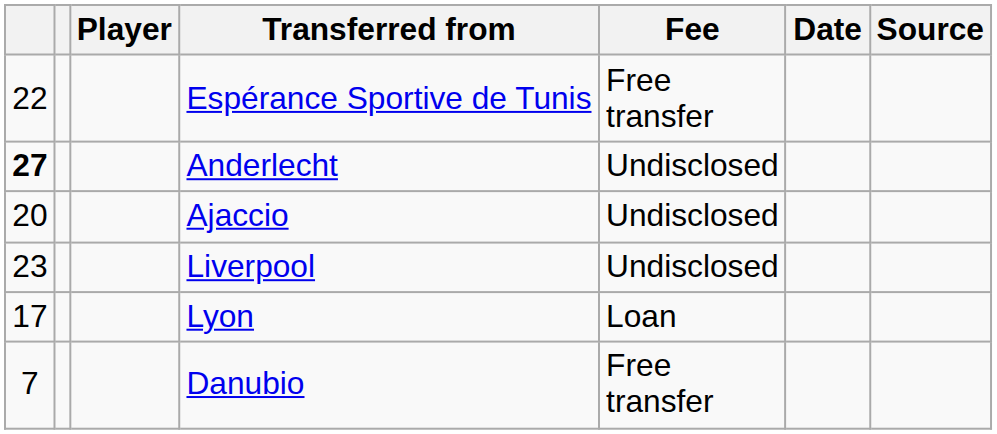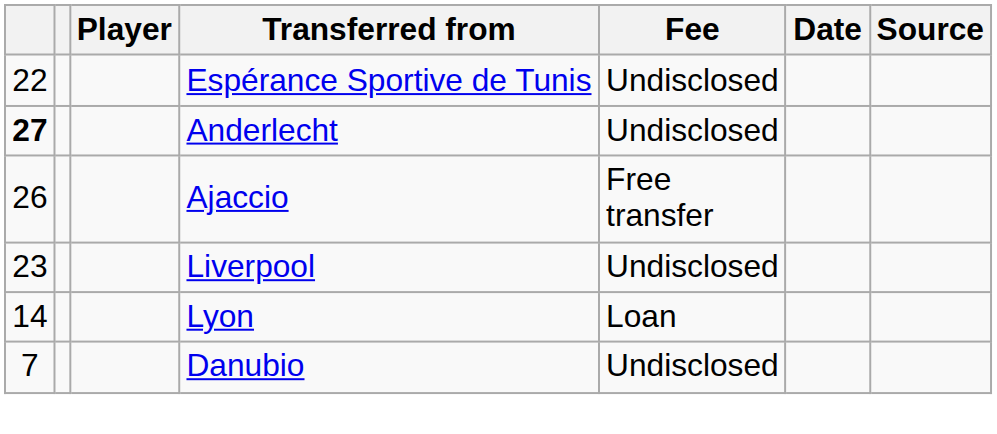(660, 97) Free transfer -> (692, 79) Undisclosed
(30, 215) 20 -> (30, 198) 26
(692, 215) Undisclosed -> (660, 198) Free transfer
(30, 316) 17 -> (30, 316) 14
(660, 384) Free transfer -> (692, 366) Undisclosed
